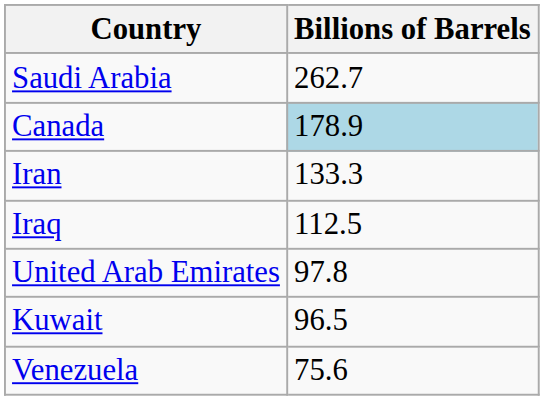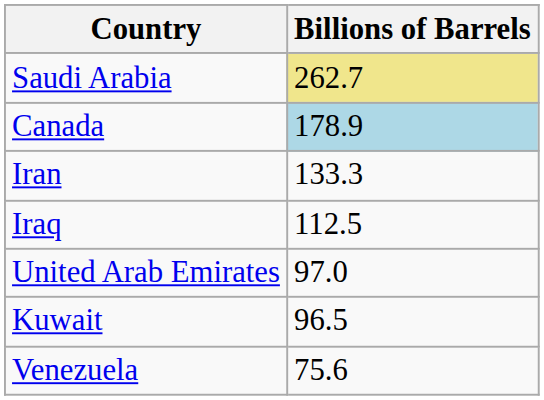(329, 77) no background -> (329, 77) khaki background
(321, 272) 97.8 -> (321, 272) 97.0
